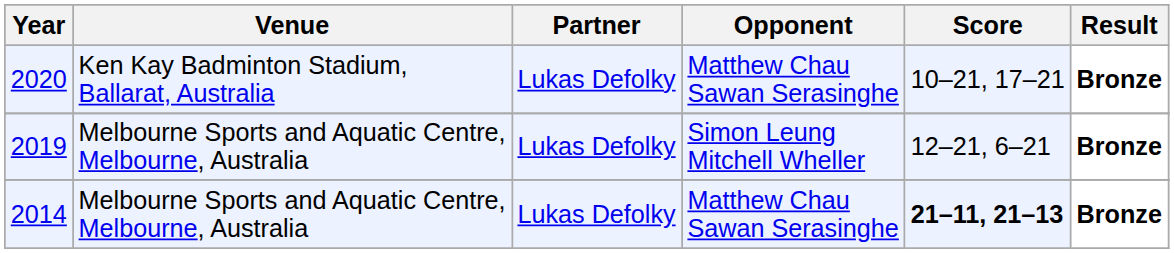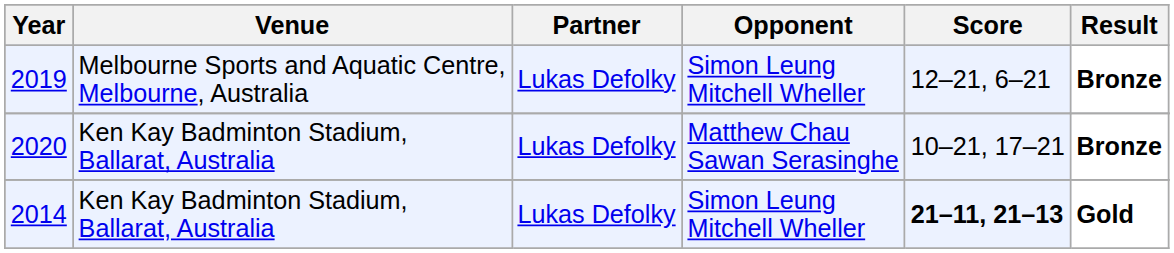rows swapped: (39, 79) <-> (39, 147)
(292, 215) Melbourne Sports and Aquatic Centre, Melbourne, Australia -> (243, 215) Ken Kay Badminton Stadium, Ballarat, Australia
(793, 215) Matthew Chau Sawan Serasinghe -> (776, 215) Simon Leung Mitchell Wheller
(1119, 215) Bronze -> (1105, 215) Gold
